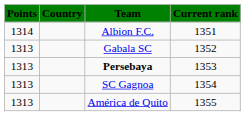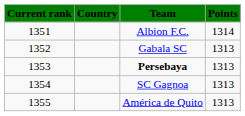columns swapped: (205, 13) <-> (22, 13)
